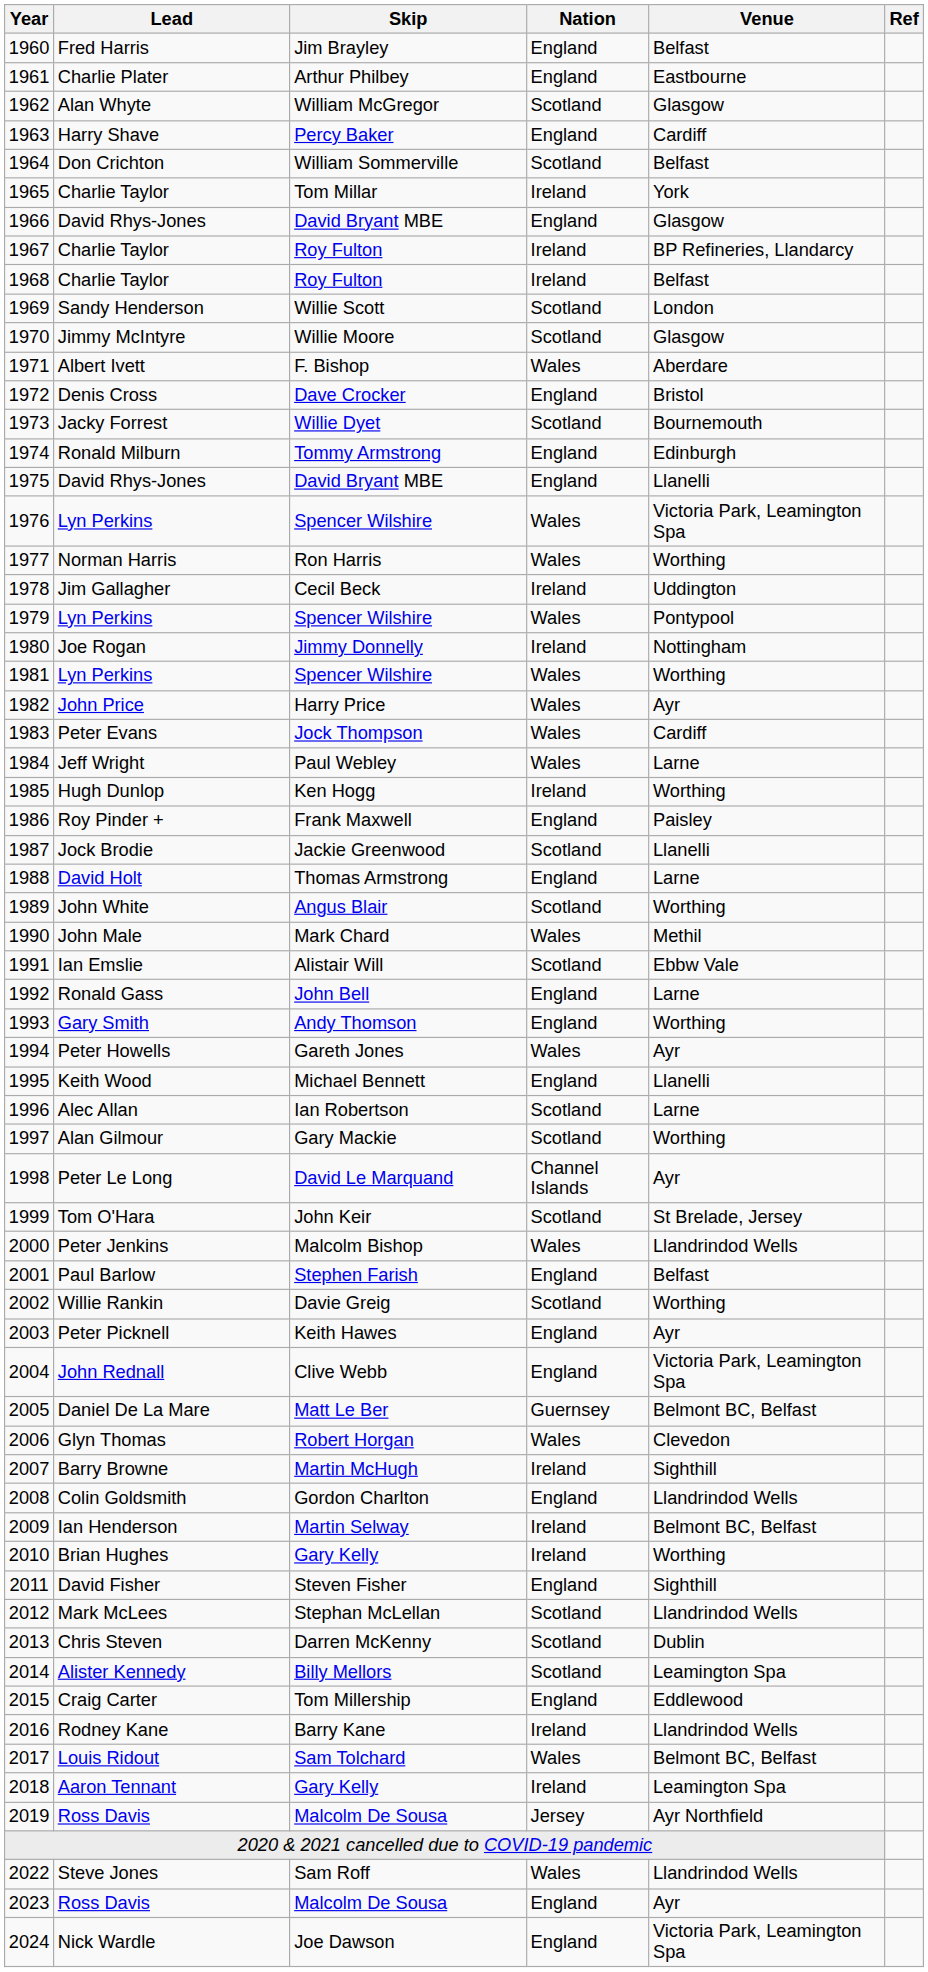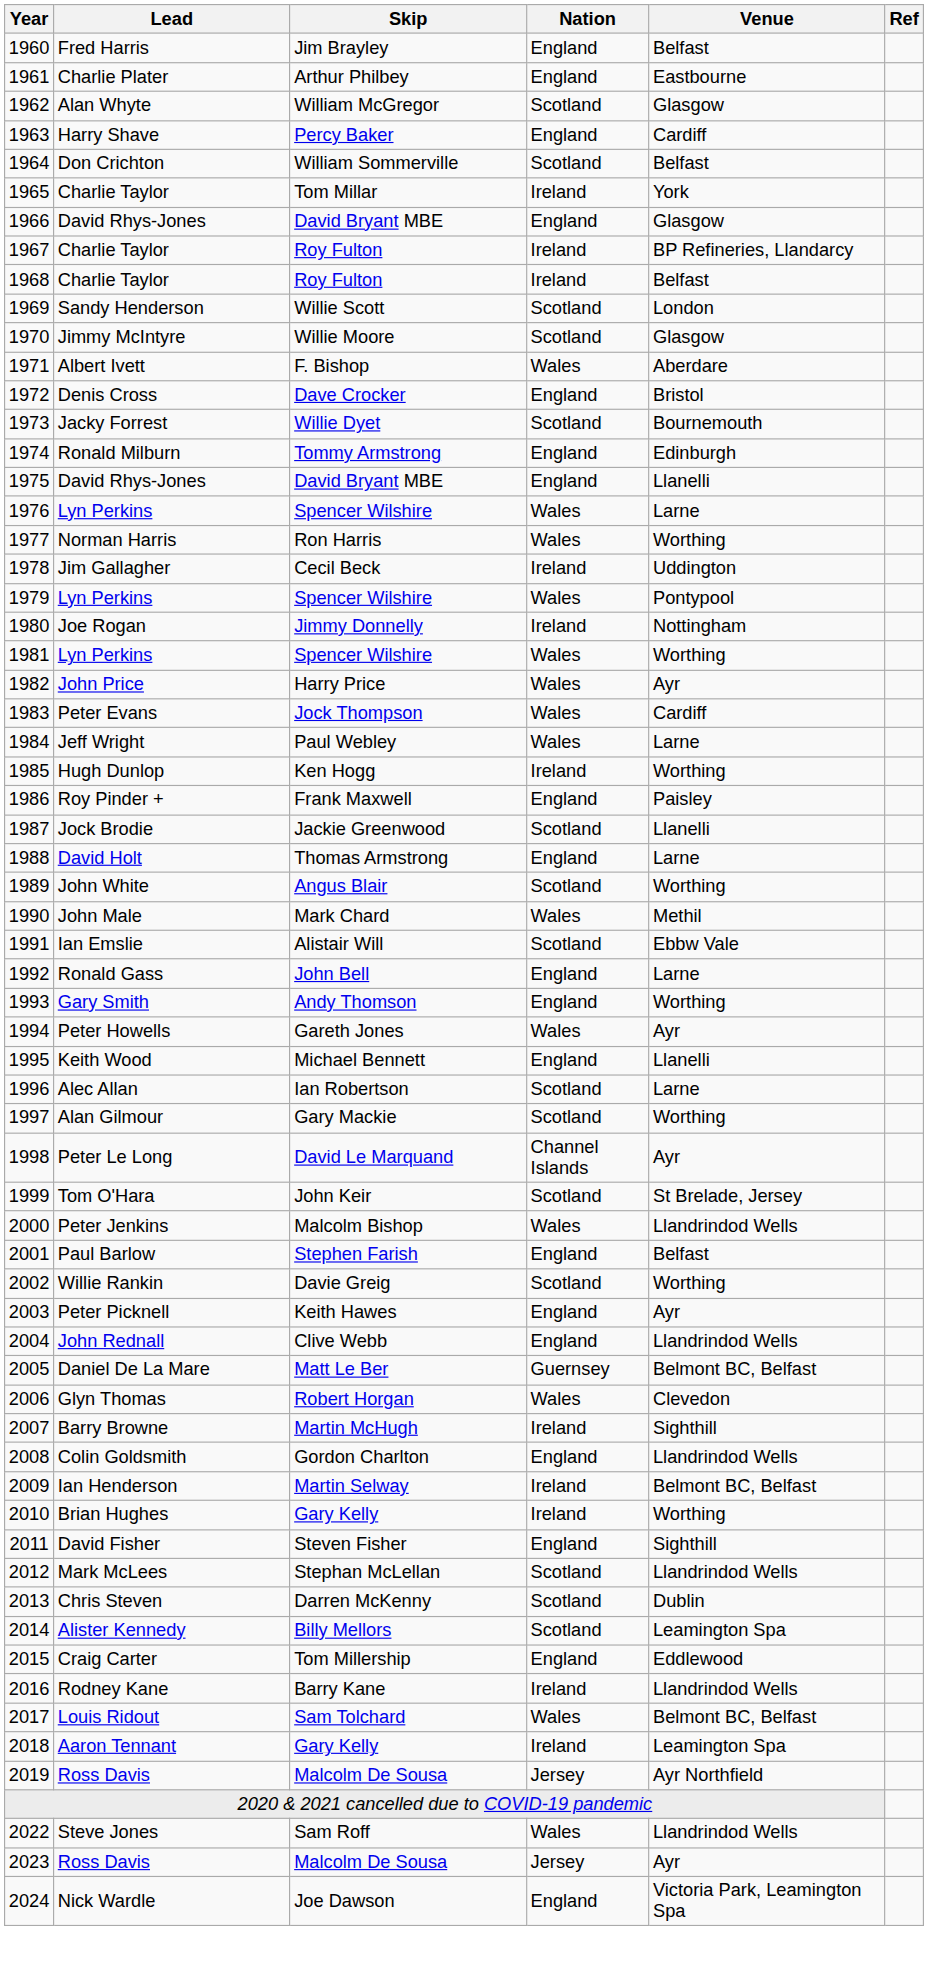(757, 520) Victoria Park, Leamington Spa -> (676, 510) Larne
(757, 1372) Victoria Park, Leamington Spa -> (725, 1341) Llandrindod Wells
(564, 1902) England -> (557, 1861) Jersey
